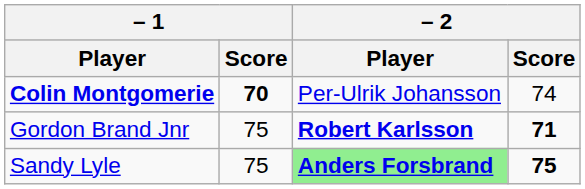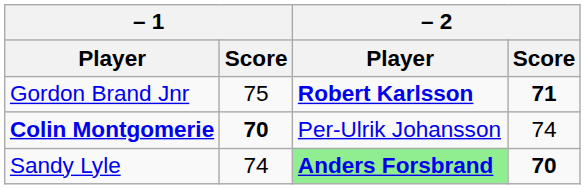rows swapped: (100, 129) <-> (112, 93)
(256, 165) 75 -> (256, 165) 74
(544, 165) 75 -> (544, 165) 70
